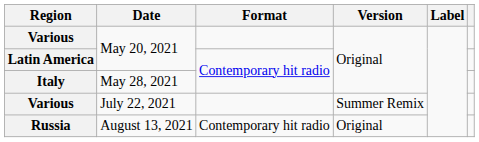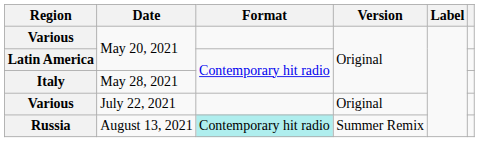(380, 103) Summer Remix -> (359, 103) Original
(264, 125) no background -> (264, 125) paleturquoise background
(359, 125) Original -> (380, 125) Summer Remix
